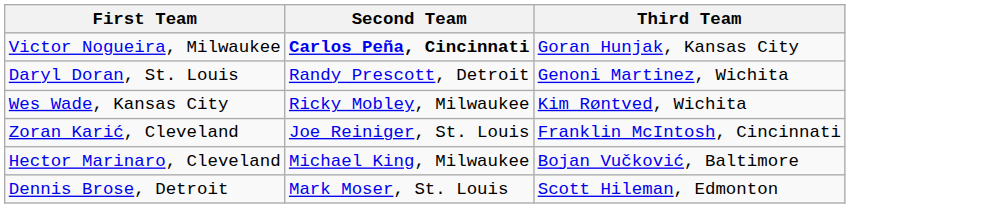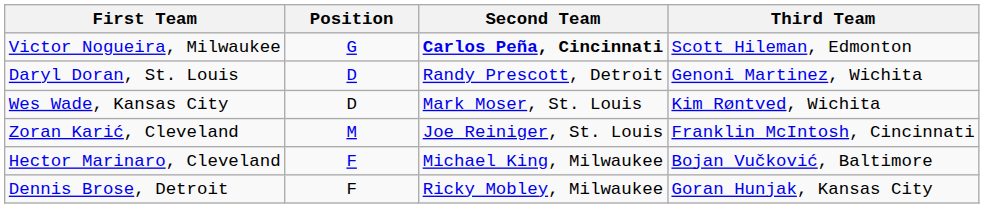+ column: (352, 19)
(668, 47) Goran Hunjak, Kansas City -> (792, 47) Scott Hileman, Edmonton
(409, 104) Ricky Mobley, Milwaukee -> (532, 104) Mark Moser, St. Louis
(399, 189) Mark Moser, St. Louis -> (543, 189) Ricky Mobley, Milwaukee
(658, 189) Scott Hileman, Edmonton -> (802, 189) Goran Hunjak, Kansas City
